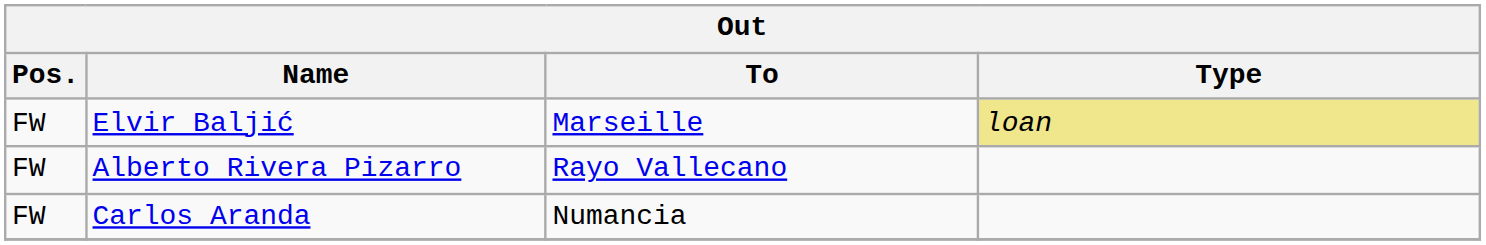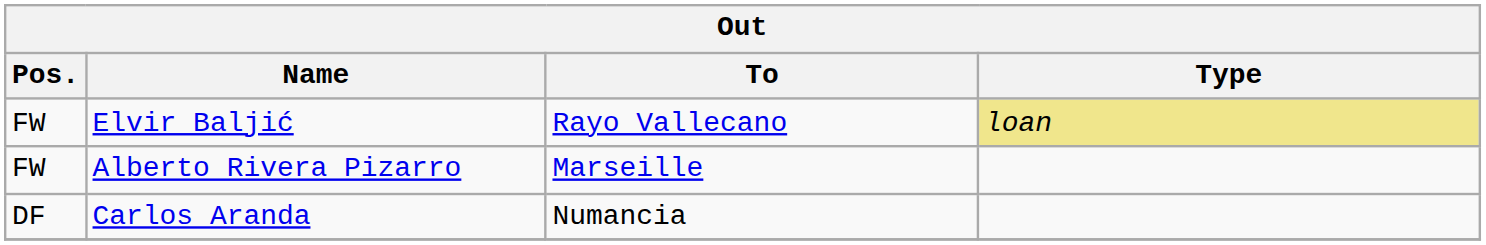(628, 122) Marseille -> (670, 122) Rayo Vallecano
(670, 169) Rayo Vallecano -> (628, 169) Marseille
(29, 216) FW -> (29, 216) DF
